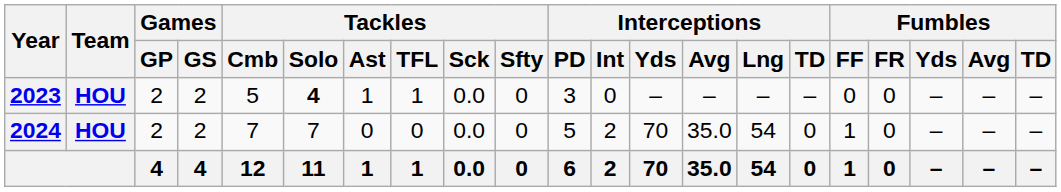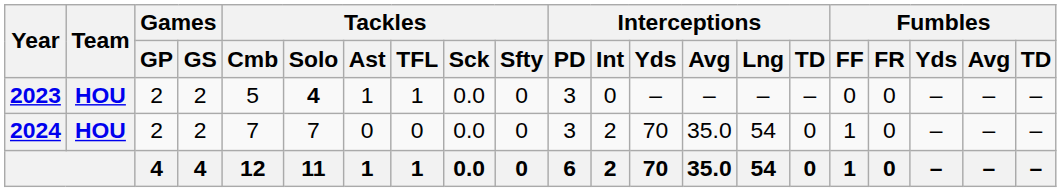(570, 131) 5 -> (570, 131) 3
